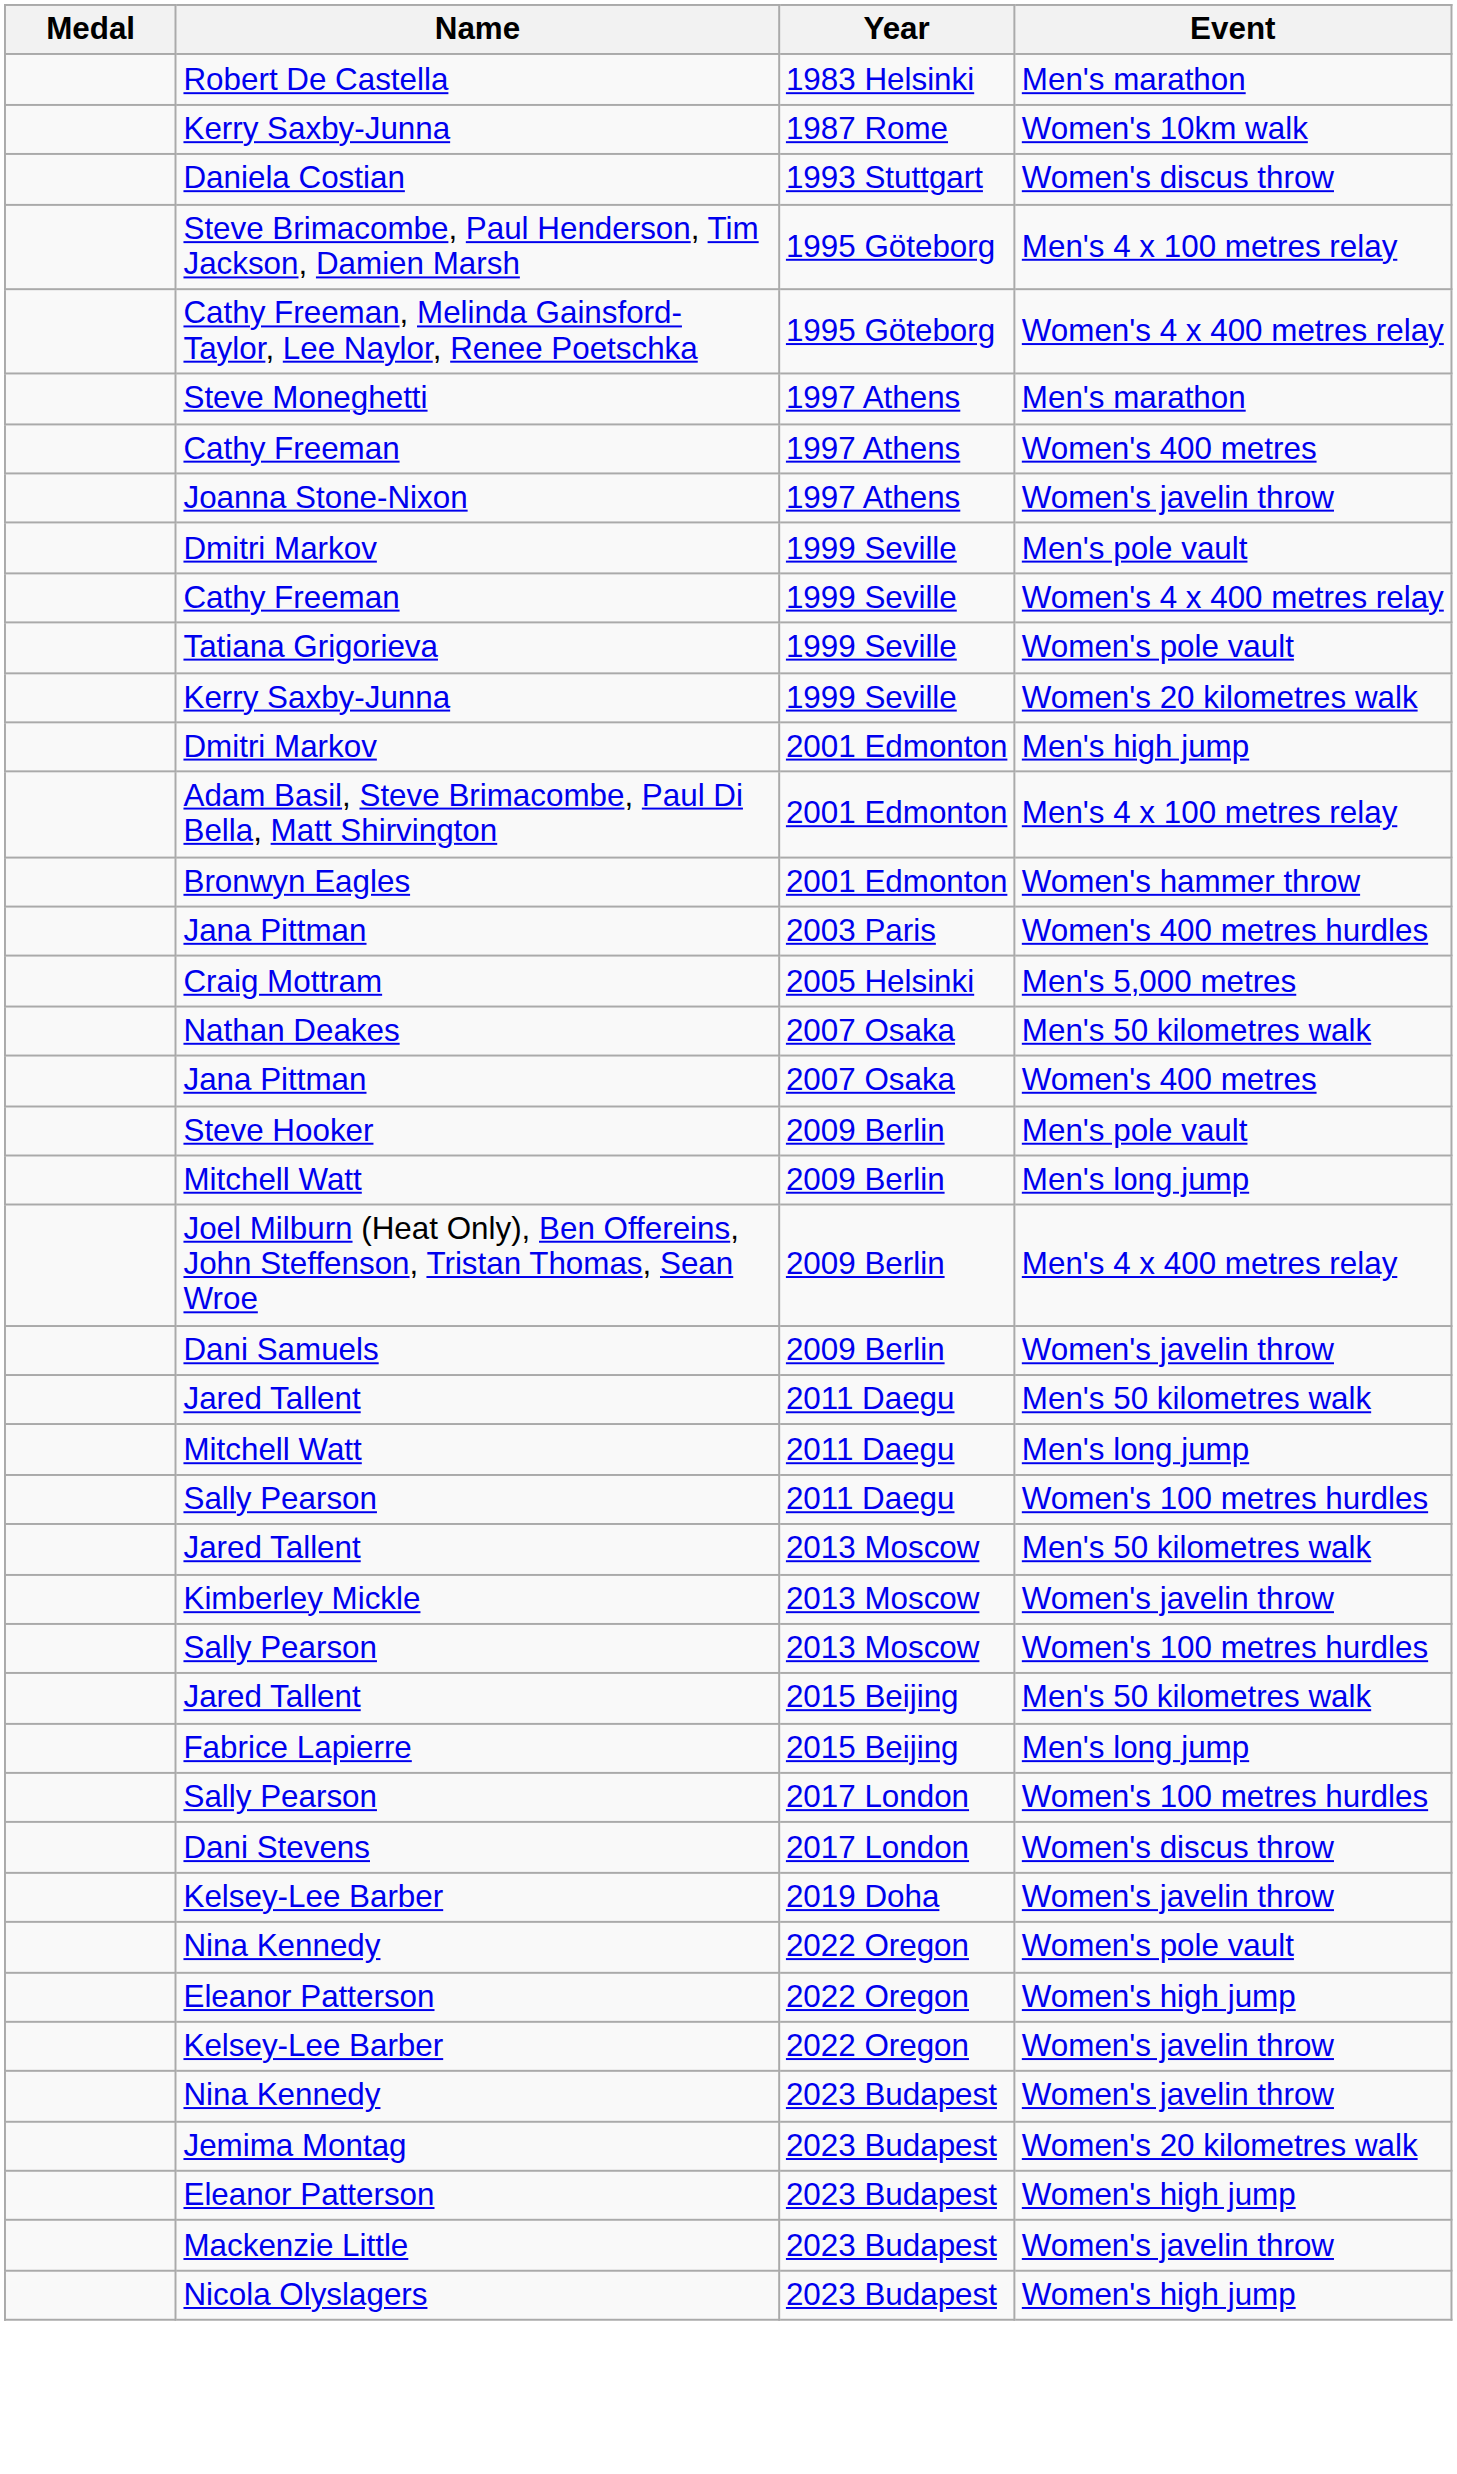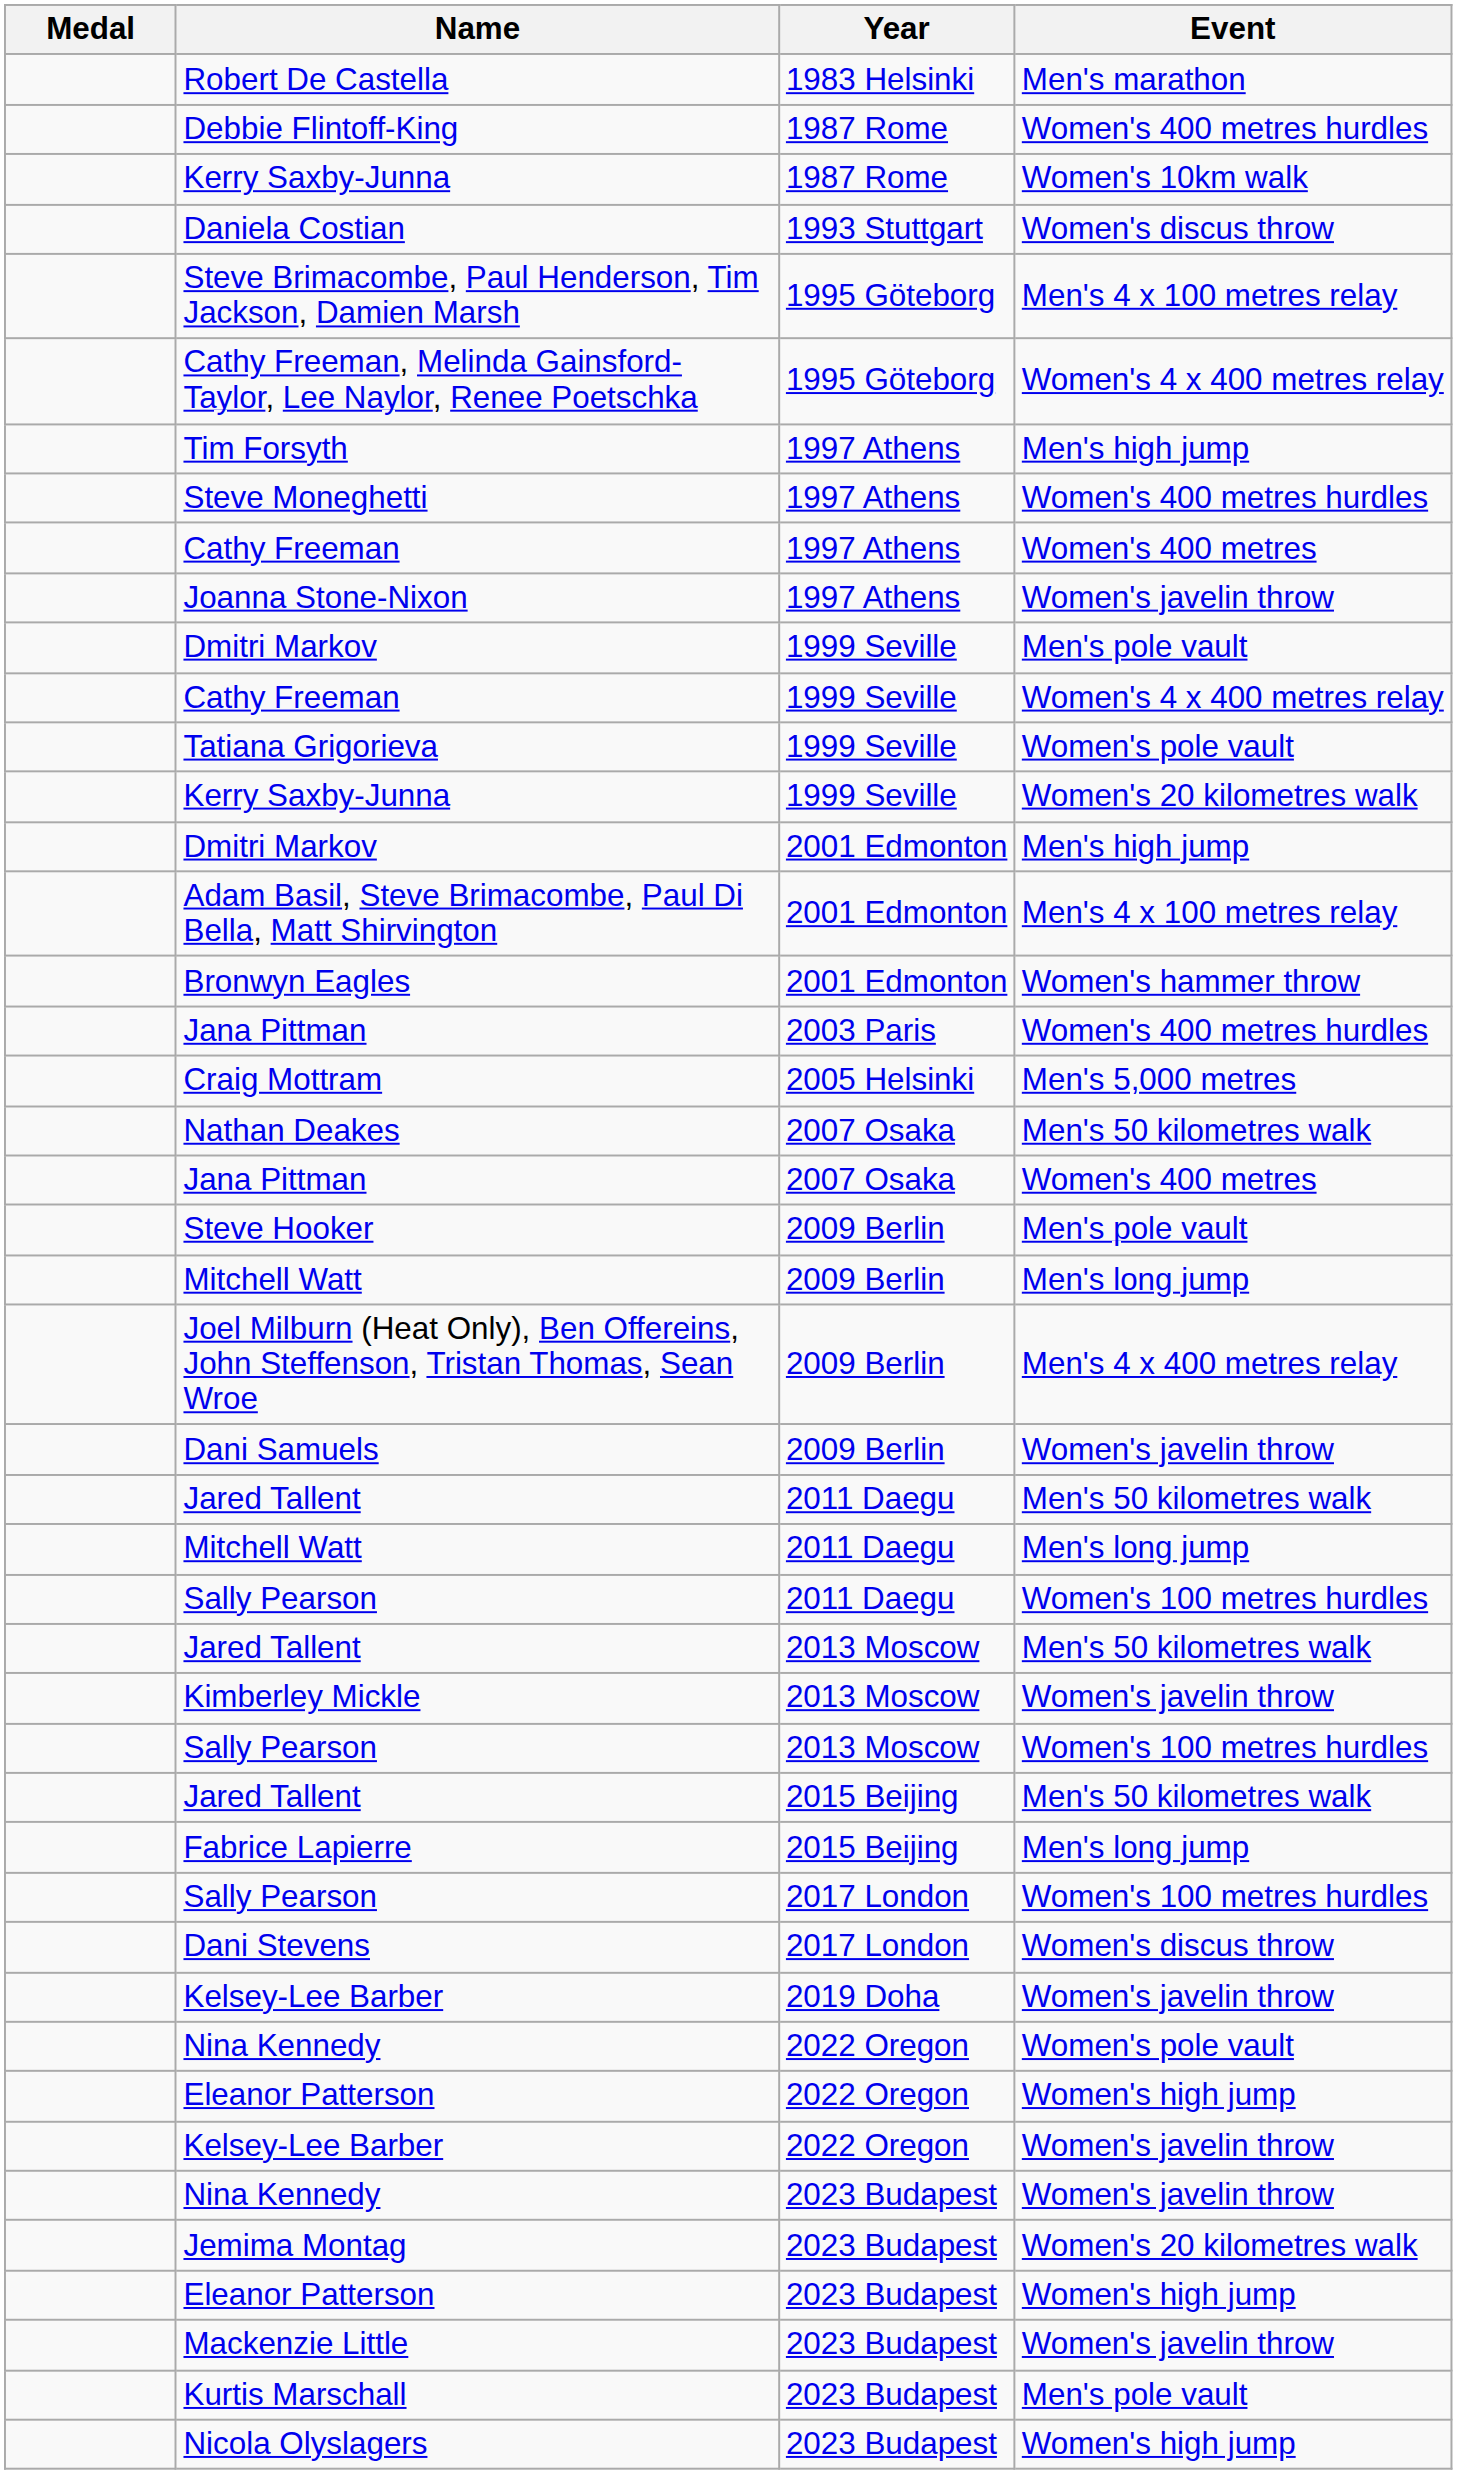+ row: (321, 128)
+ row: (266, 448)
(1134, 398) Men's marathon -> (1225, 497) Women's 400 metres hurdles
+ row: (295, 2394)
